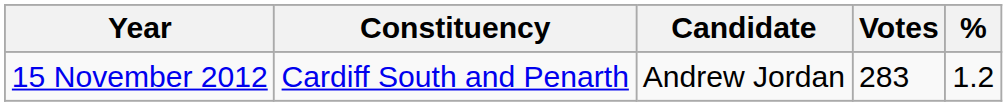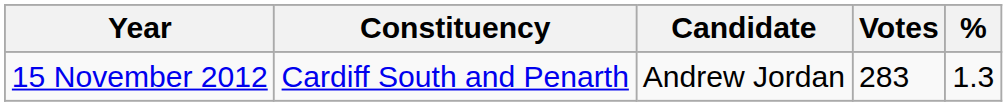(973, 76) 1.2 -> (973, 76) 1.3
